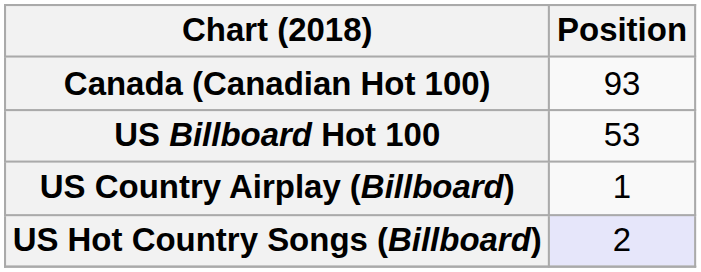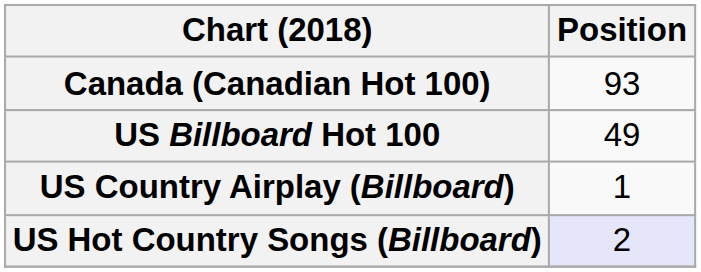(622, 135) 53 -> (622, 135) 49
